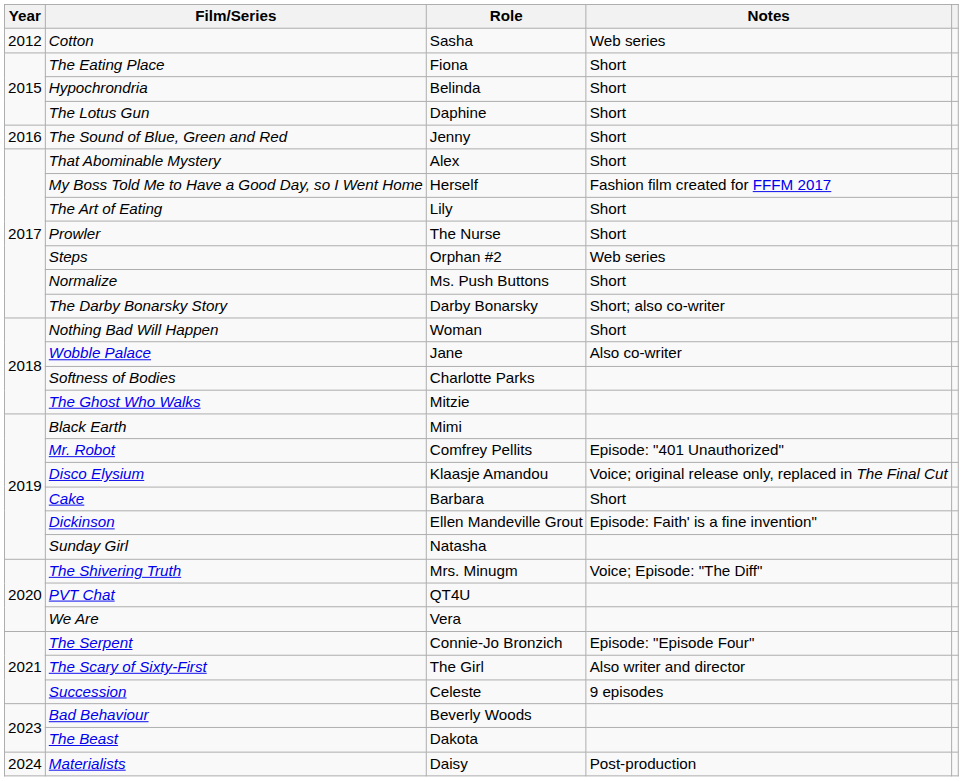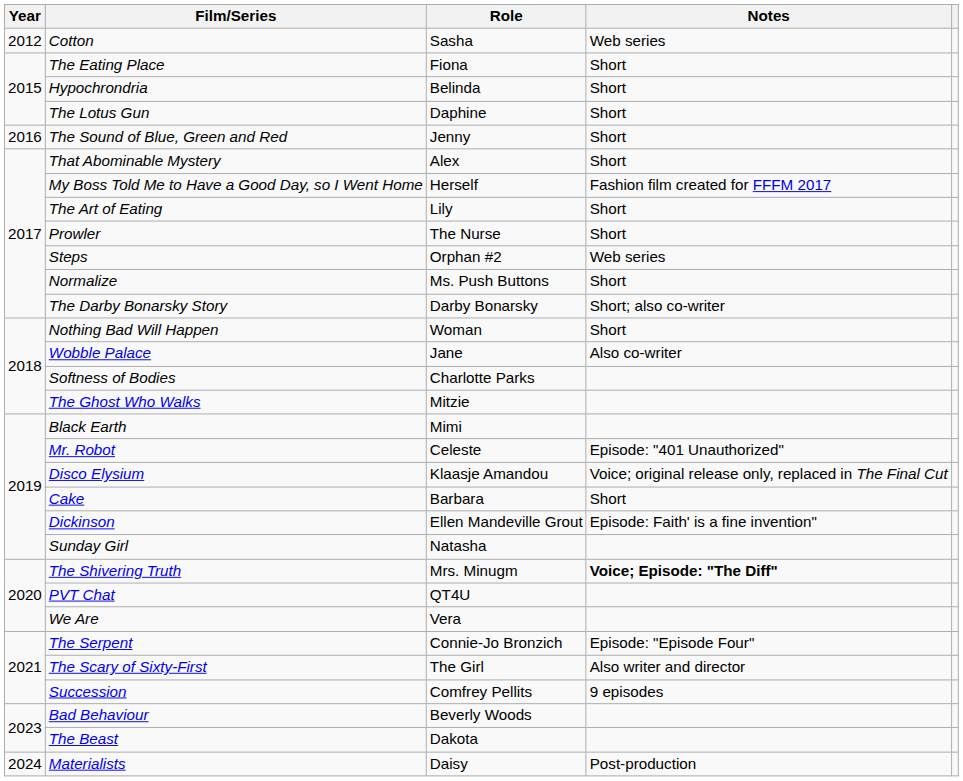(481, 450) Comfrey Pellits -> (456, 450) Celeste
(676, 570) normal -> (684, 570) bold
(456, 691) Celeste -> (481, 691) Comfrey Pellits
